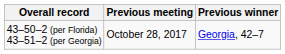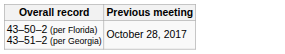- column: (238, 12)
